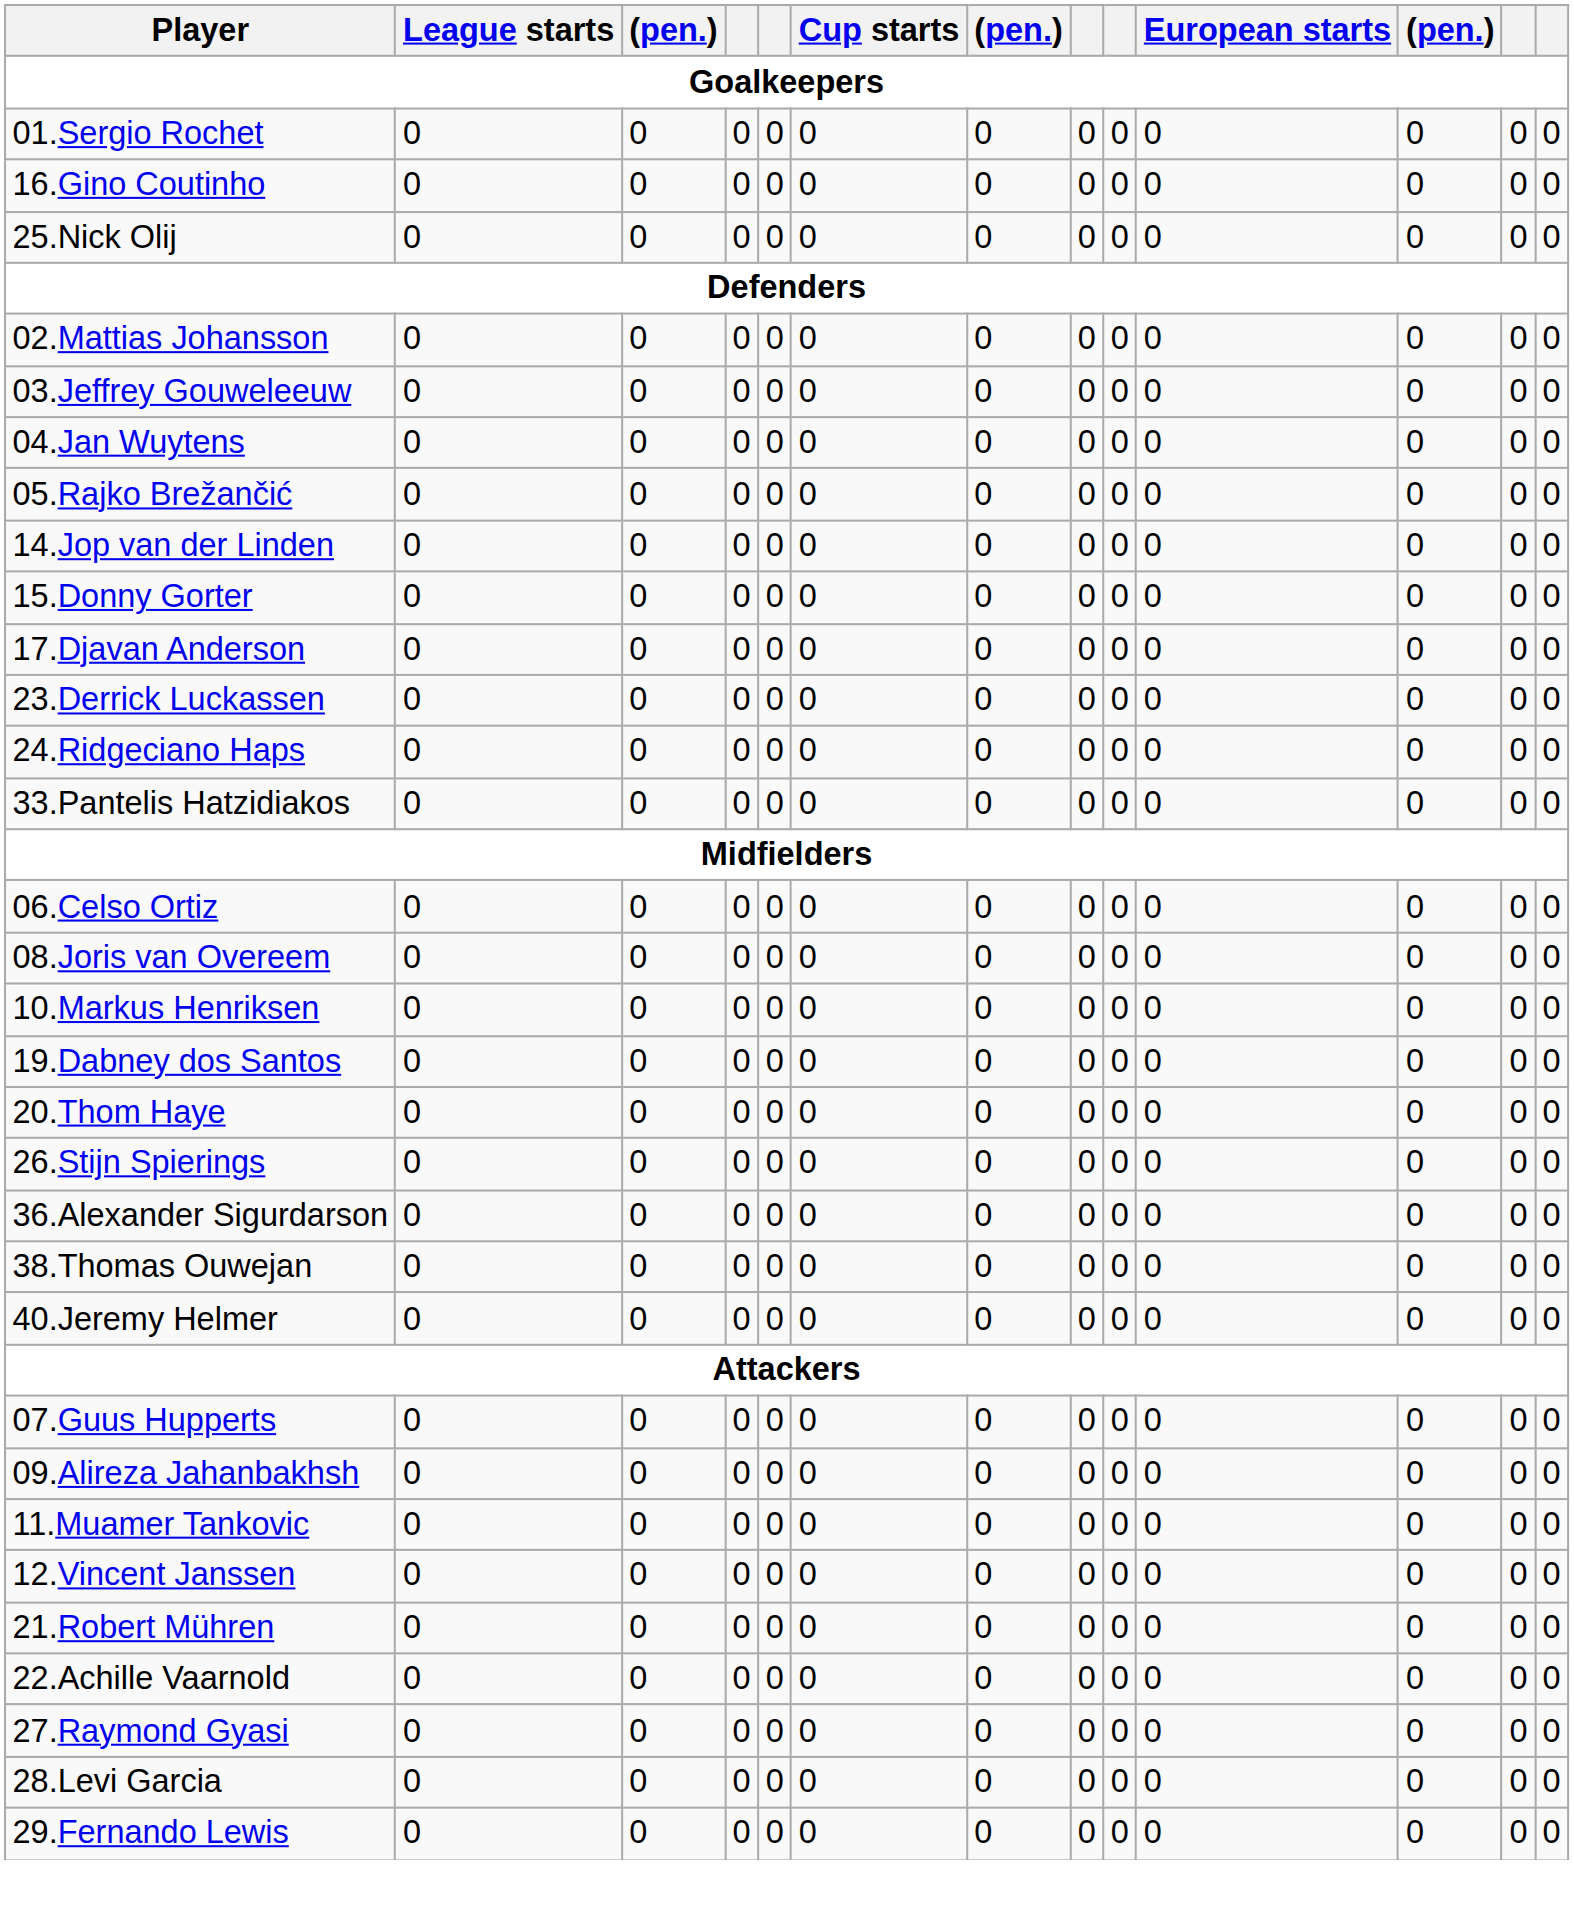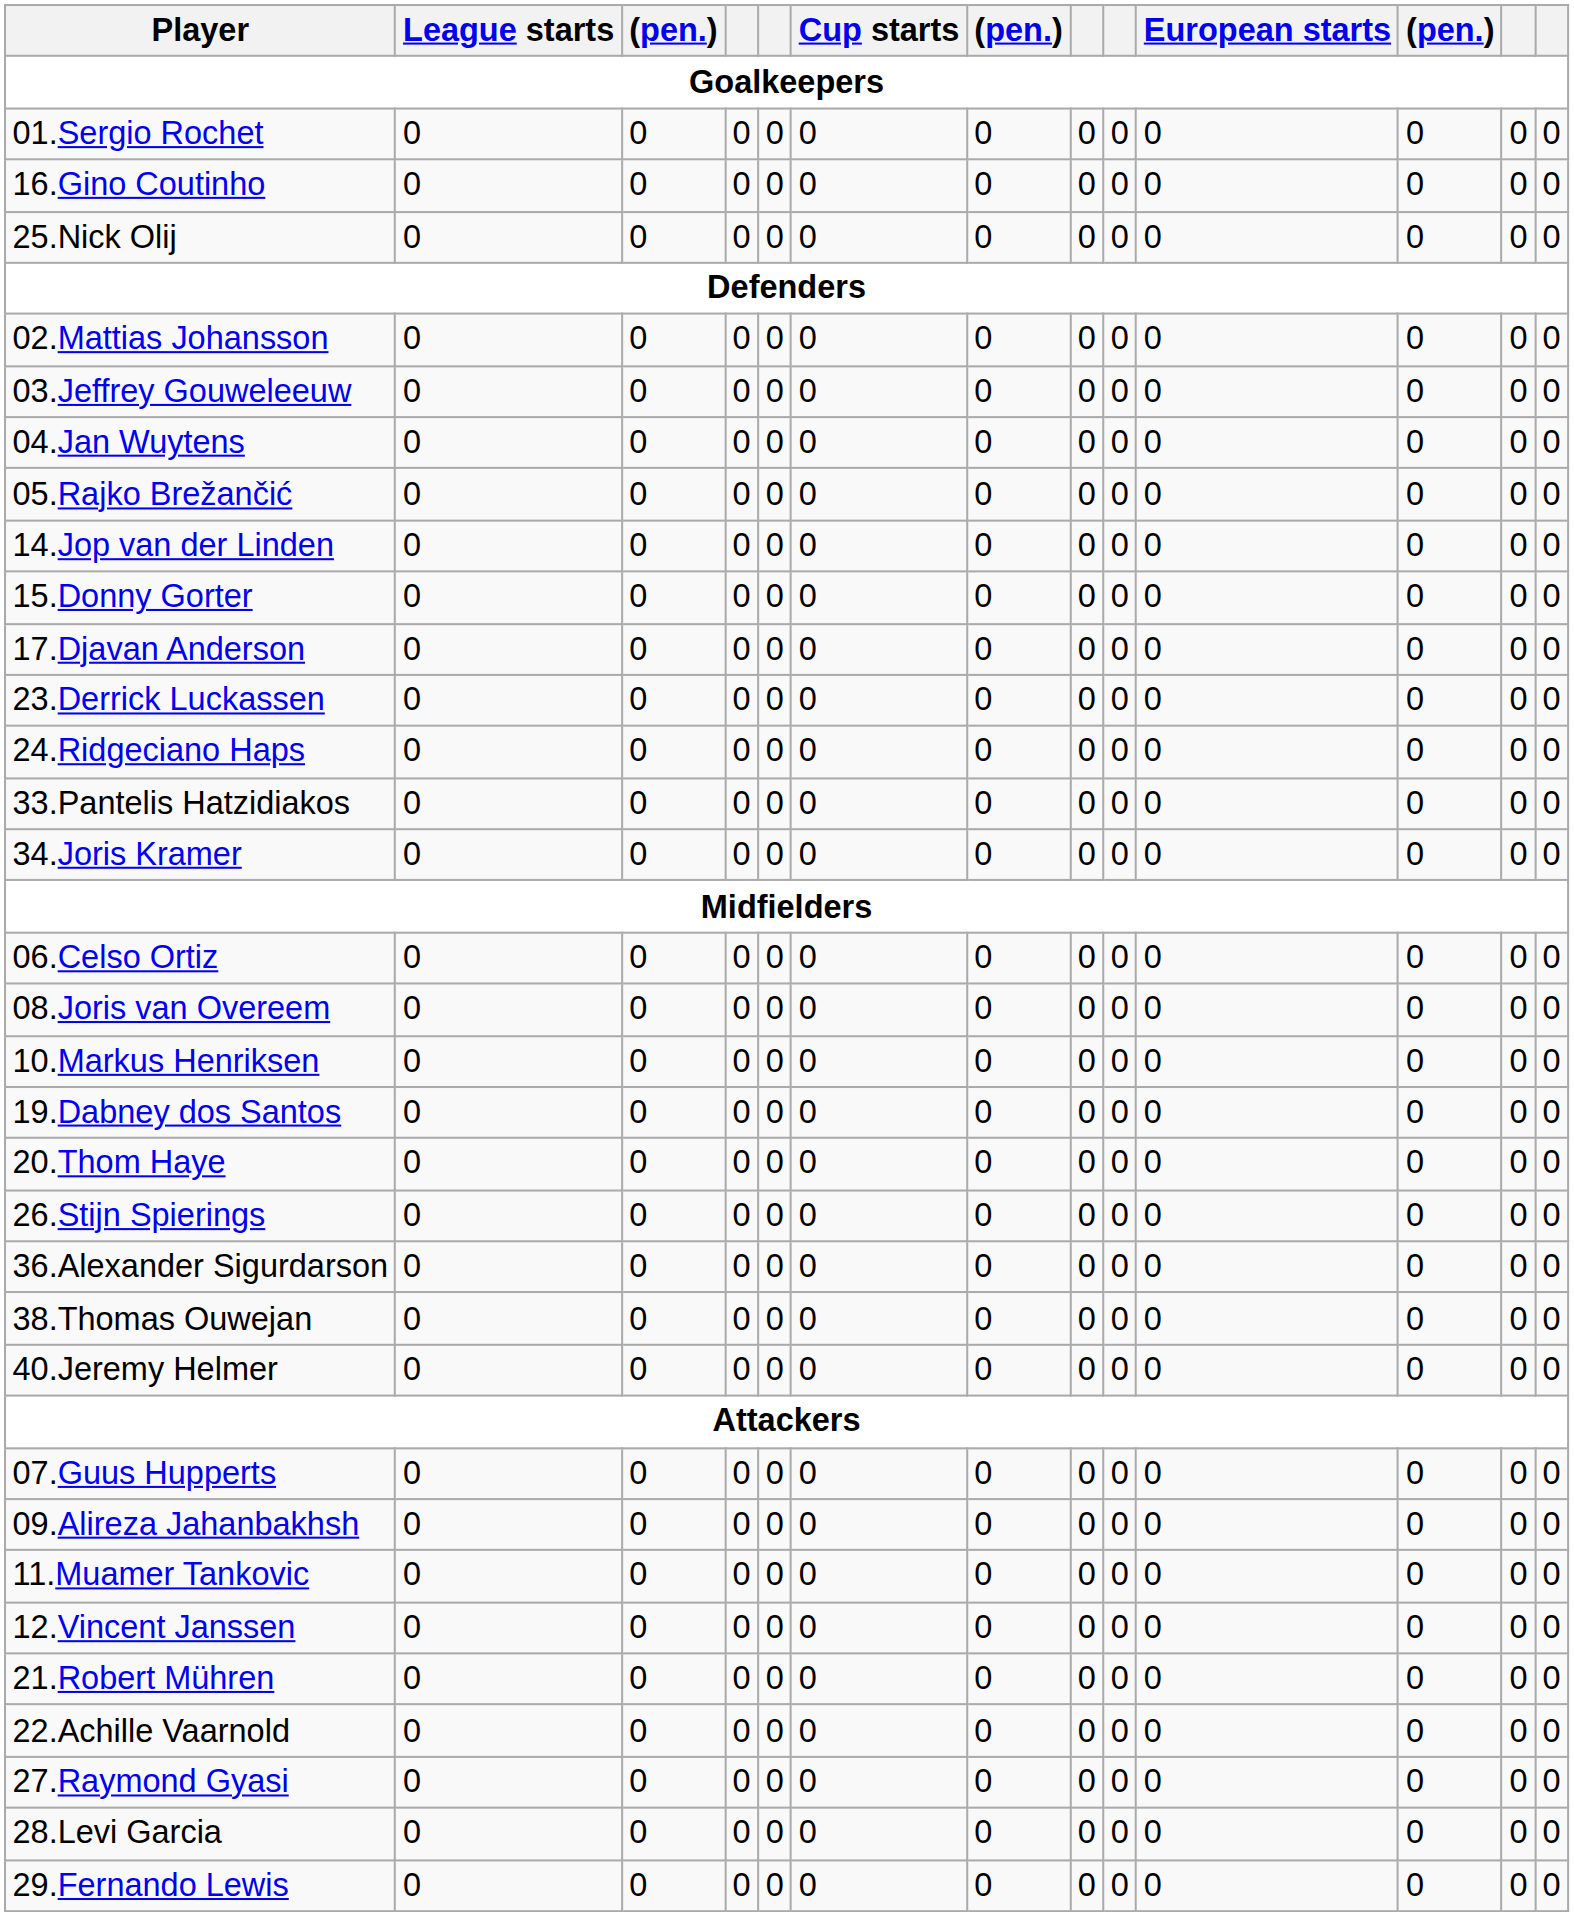+ row: (127, 854)
